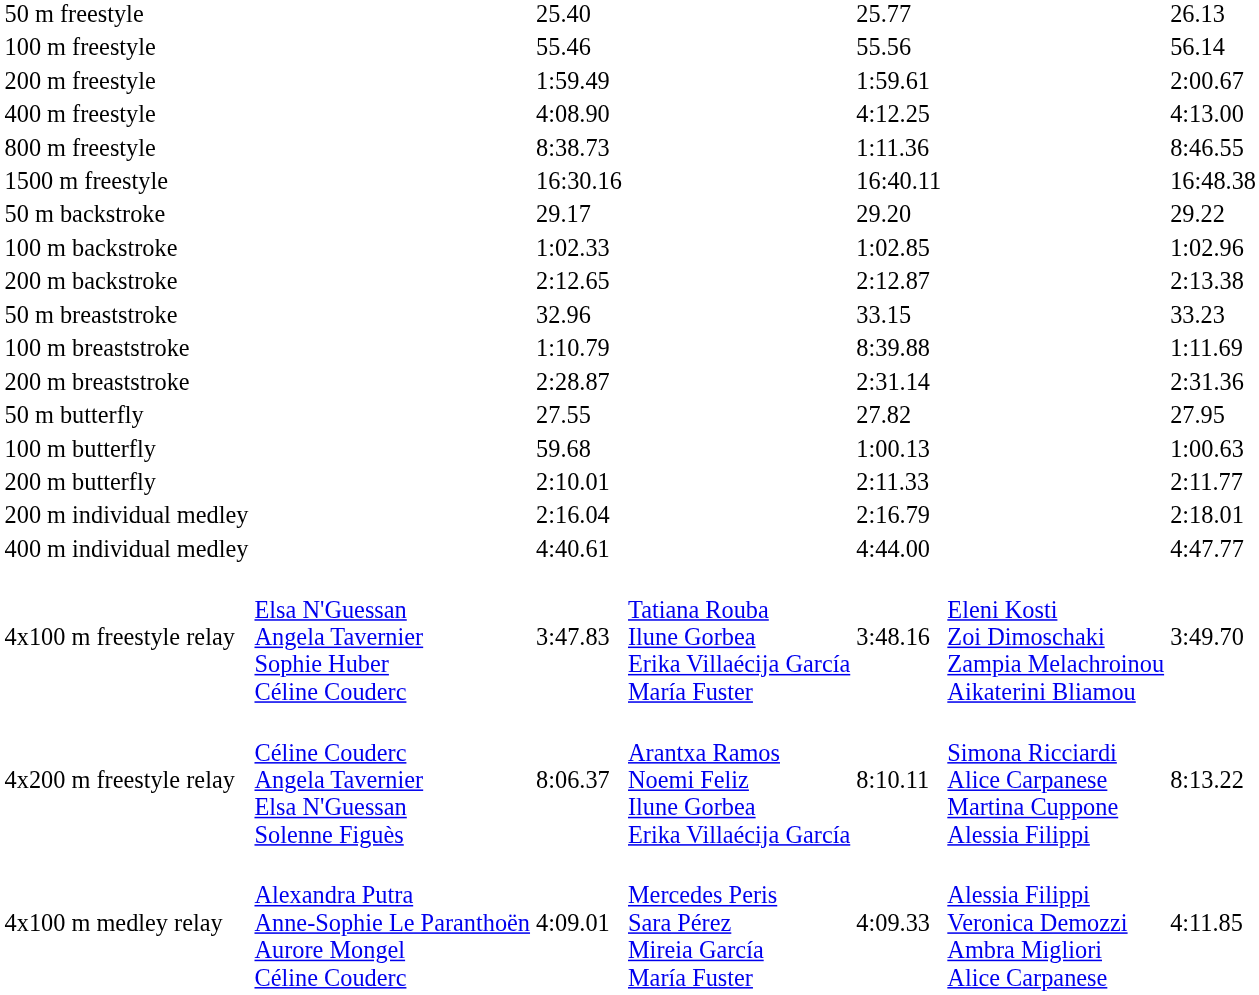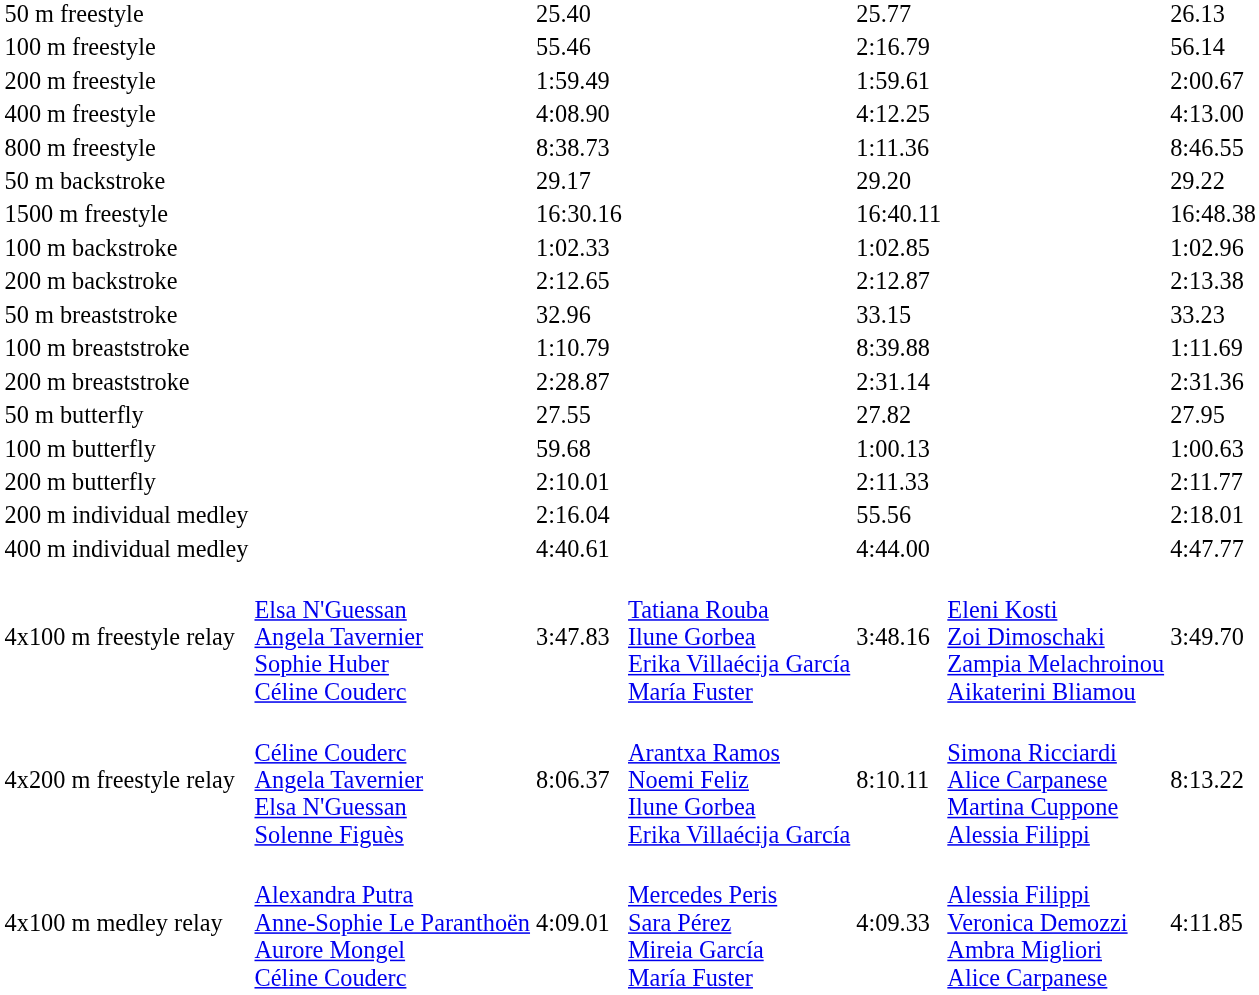(884, 47) 55.56 -> (893, 47) 2:16.79
rows swapped: (86, 181) <-> (85, 214)
(893, 515) 2:16.79 -> (884, 515) 55.56
